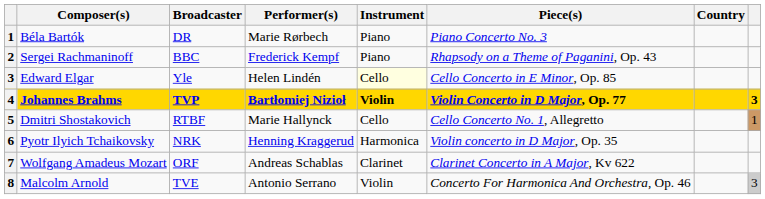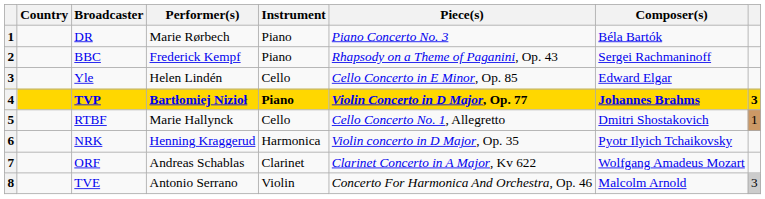columns swapped: (721, 15) <-> (93, 15)
(374, 78) lightyellow background -> (276, 78) no background
(377, 99) Violin -> (278, 99) Piano
